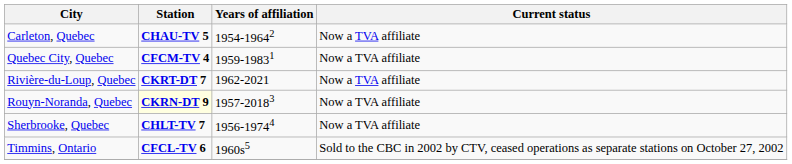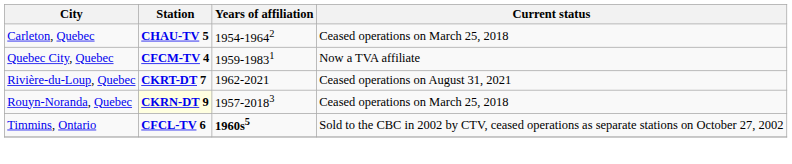(370, 35) Now a TVA affiliate -> (414, 35) Ceased operations on March 25, 2018
(370, 80) Now a TVA affiliate -> (415, 80) Ceased operations on August 31, 2021
(370, 101) Now a TVA affiliate -> (414, 101) Ceased operations on March 25, 2018
- row: (58, 125)
(233, 148) normal -> (233, 125) bold
